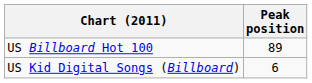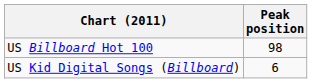(275, 48) 89 -> (275, 48) 98
